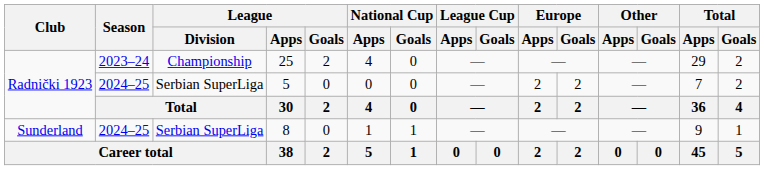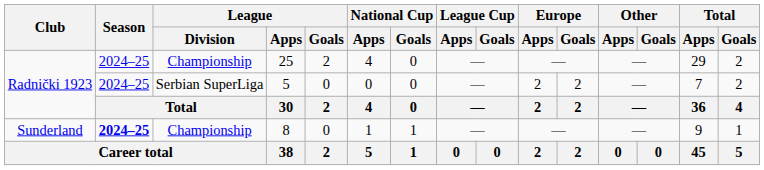(124, 61) 2023–24 -> (124, 61) 2024–25
(124, 130) normal -> (124, 130) bold
(210, 130) Serbian SuperLiga -> (210, 130) Championship
